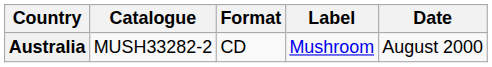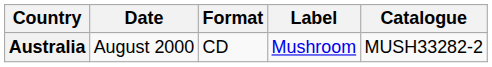columns swapped: (433, 18) <-> (153, 18)
